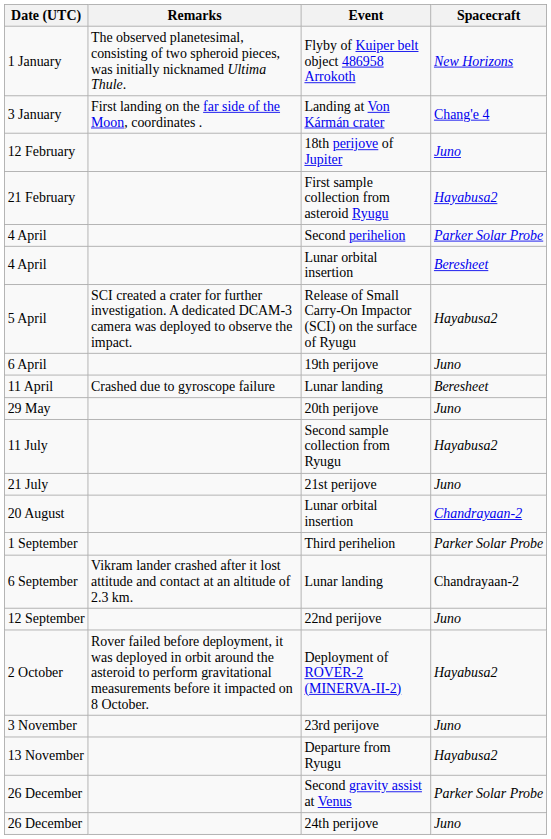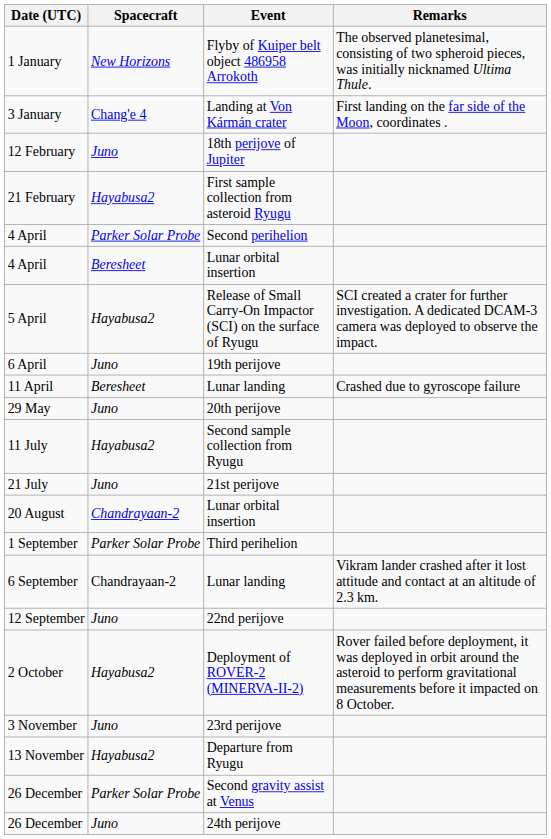columns swapped: (489, 15) <-> (195, 15)
